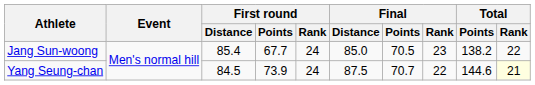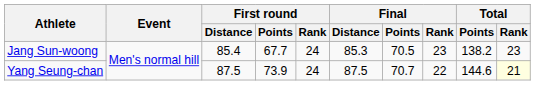(356, 52) 85.0 -> (356, 52) 85.3
(514, 52) 22 -> (514, 52) 23
(229, 71) 84.5 -> (229, 71) 87.5
